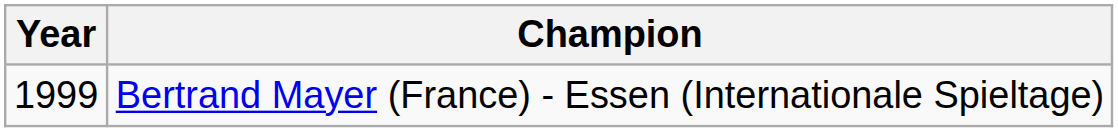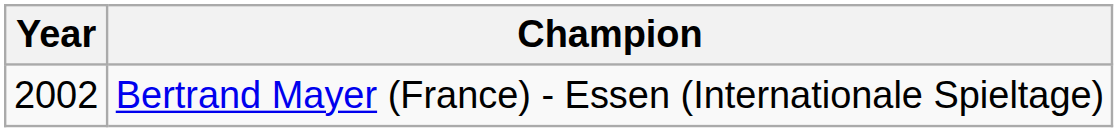(56, 94) 1999 -> (56, 94) 2002
